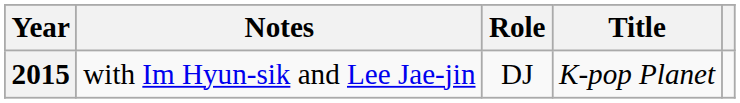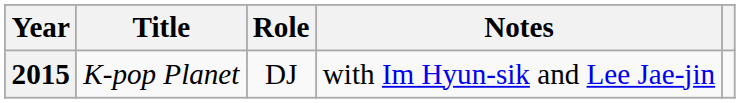columns swapped: (637, 27) <-> (279, 27)
